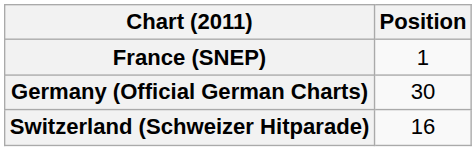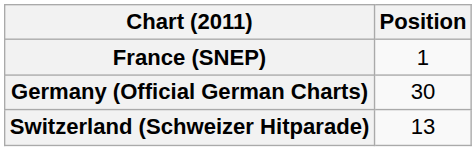(423, 127) 16 -> (423, 127) 13
